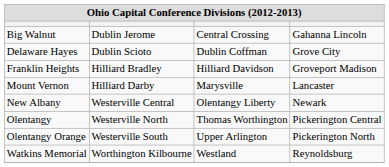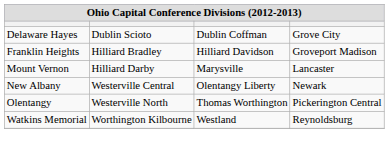- row: (31, 34)
- row: (46, 136)
